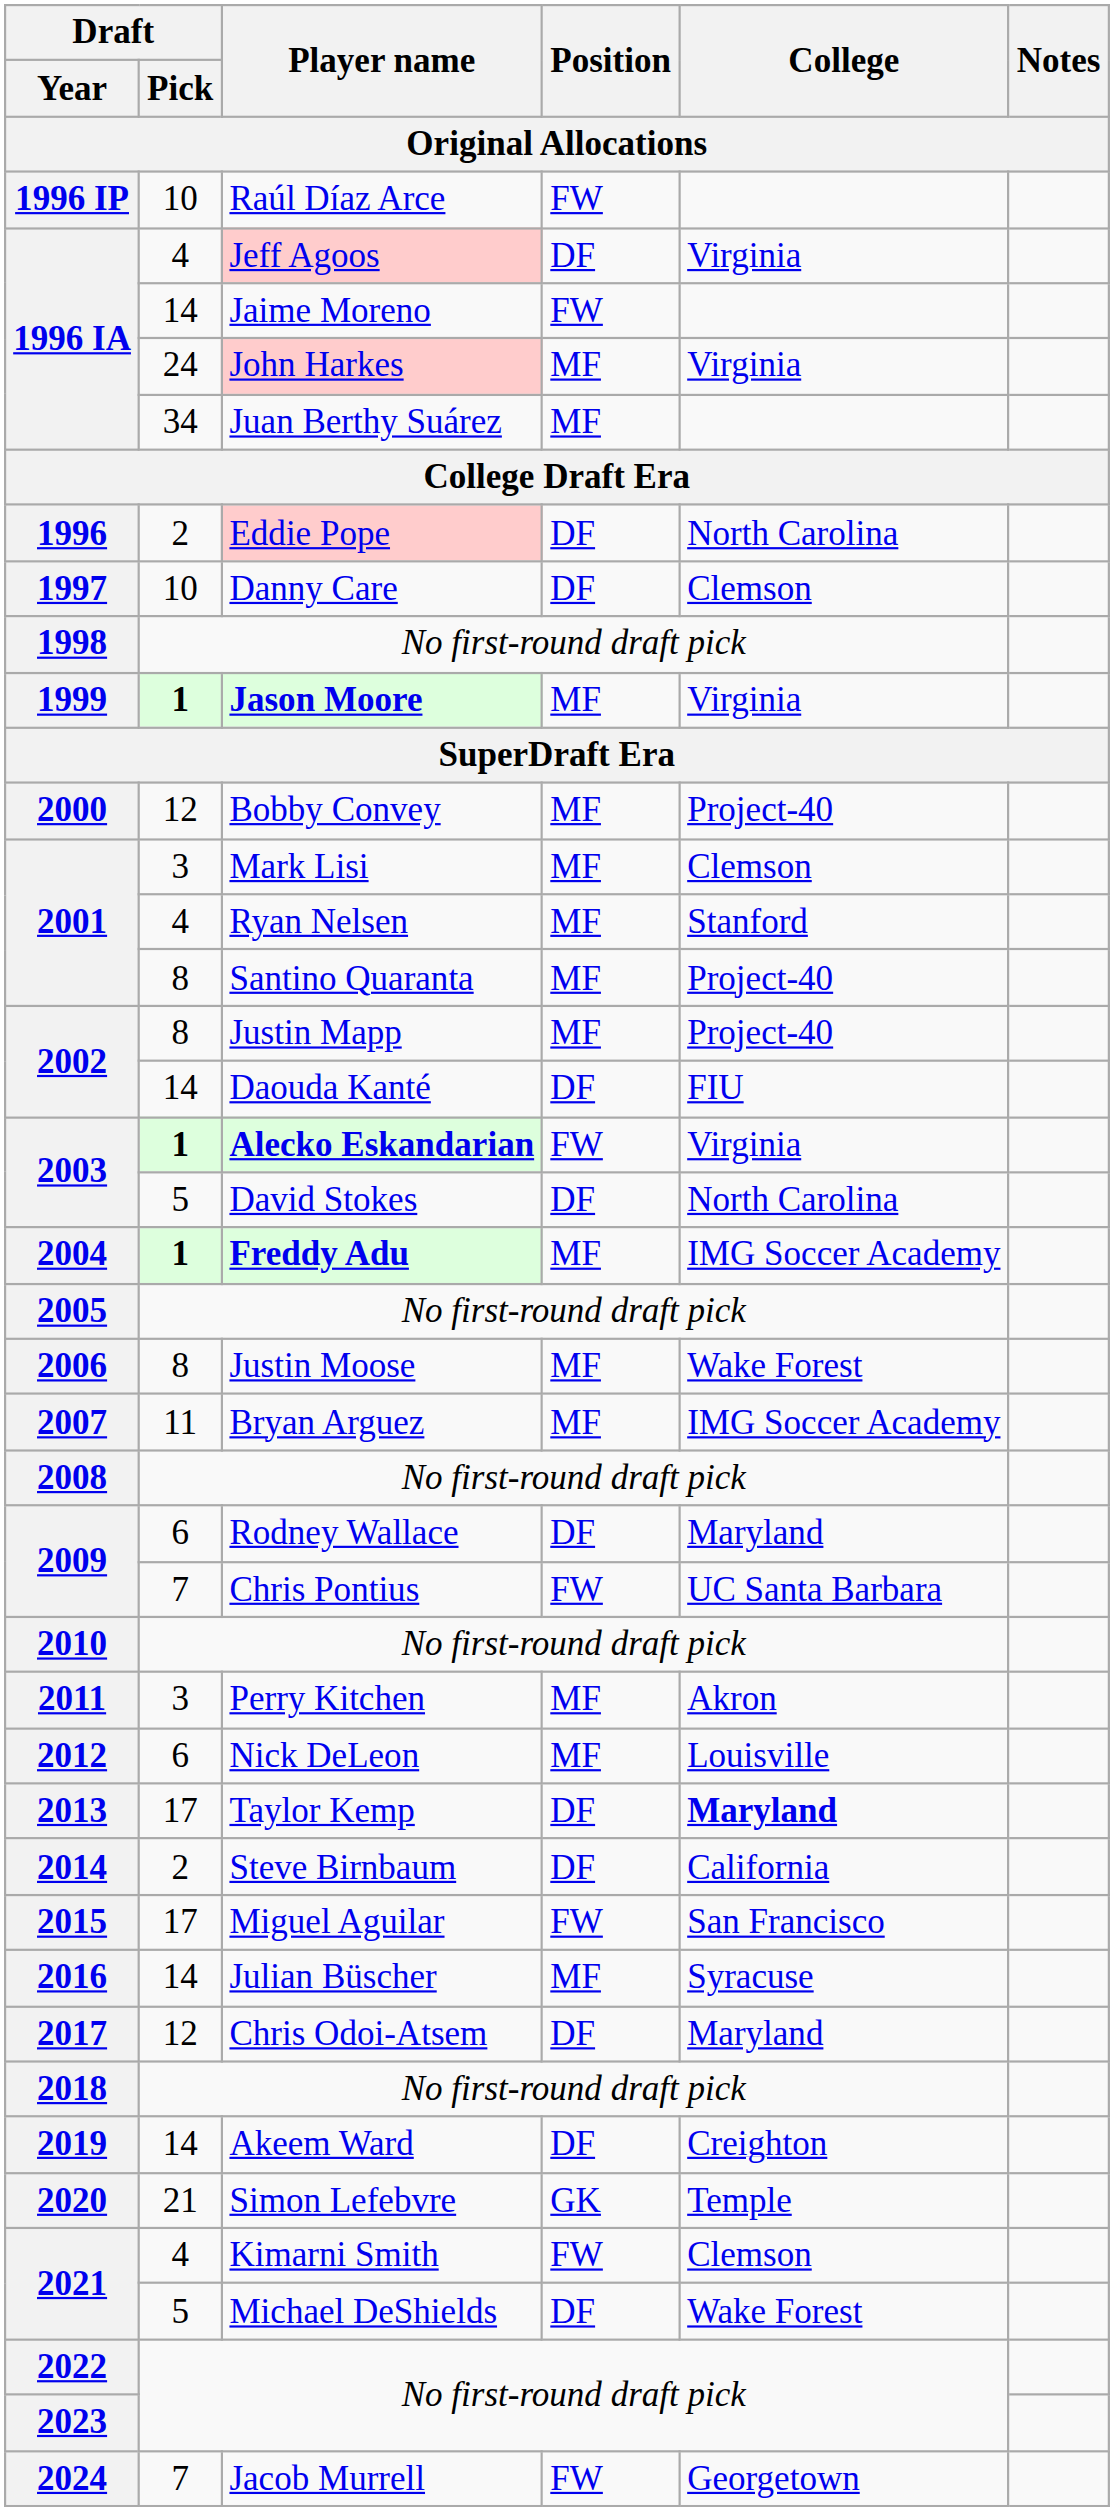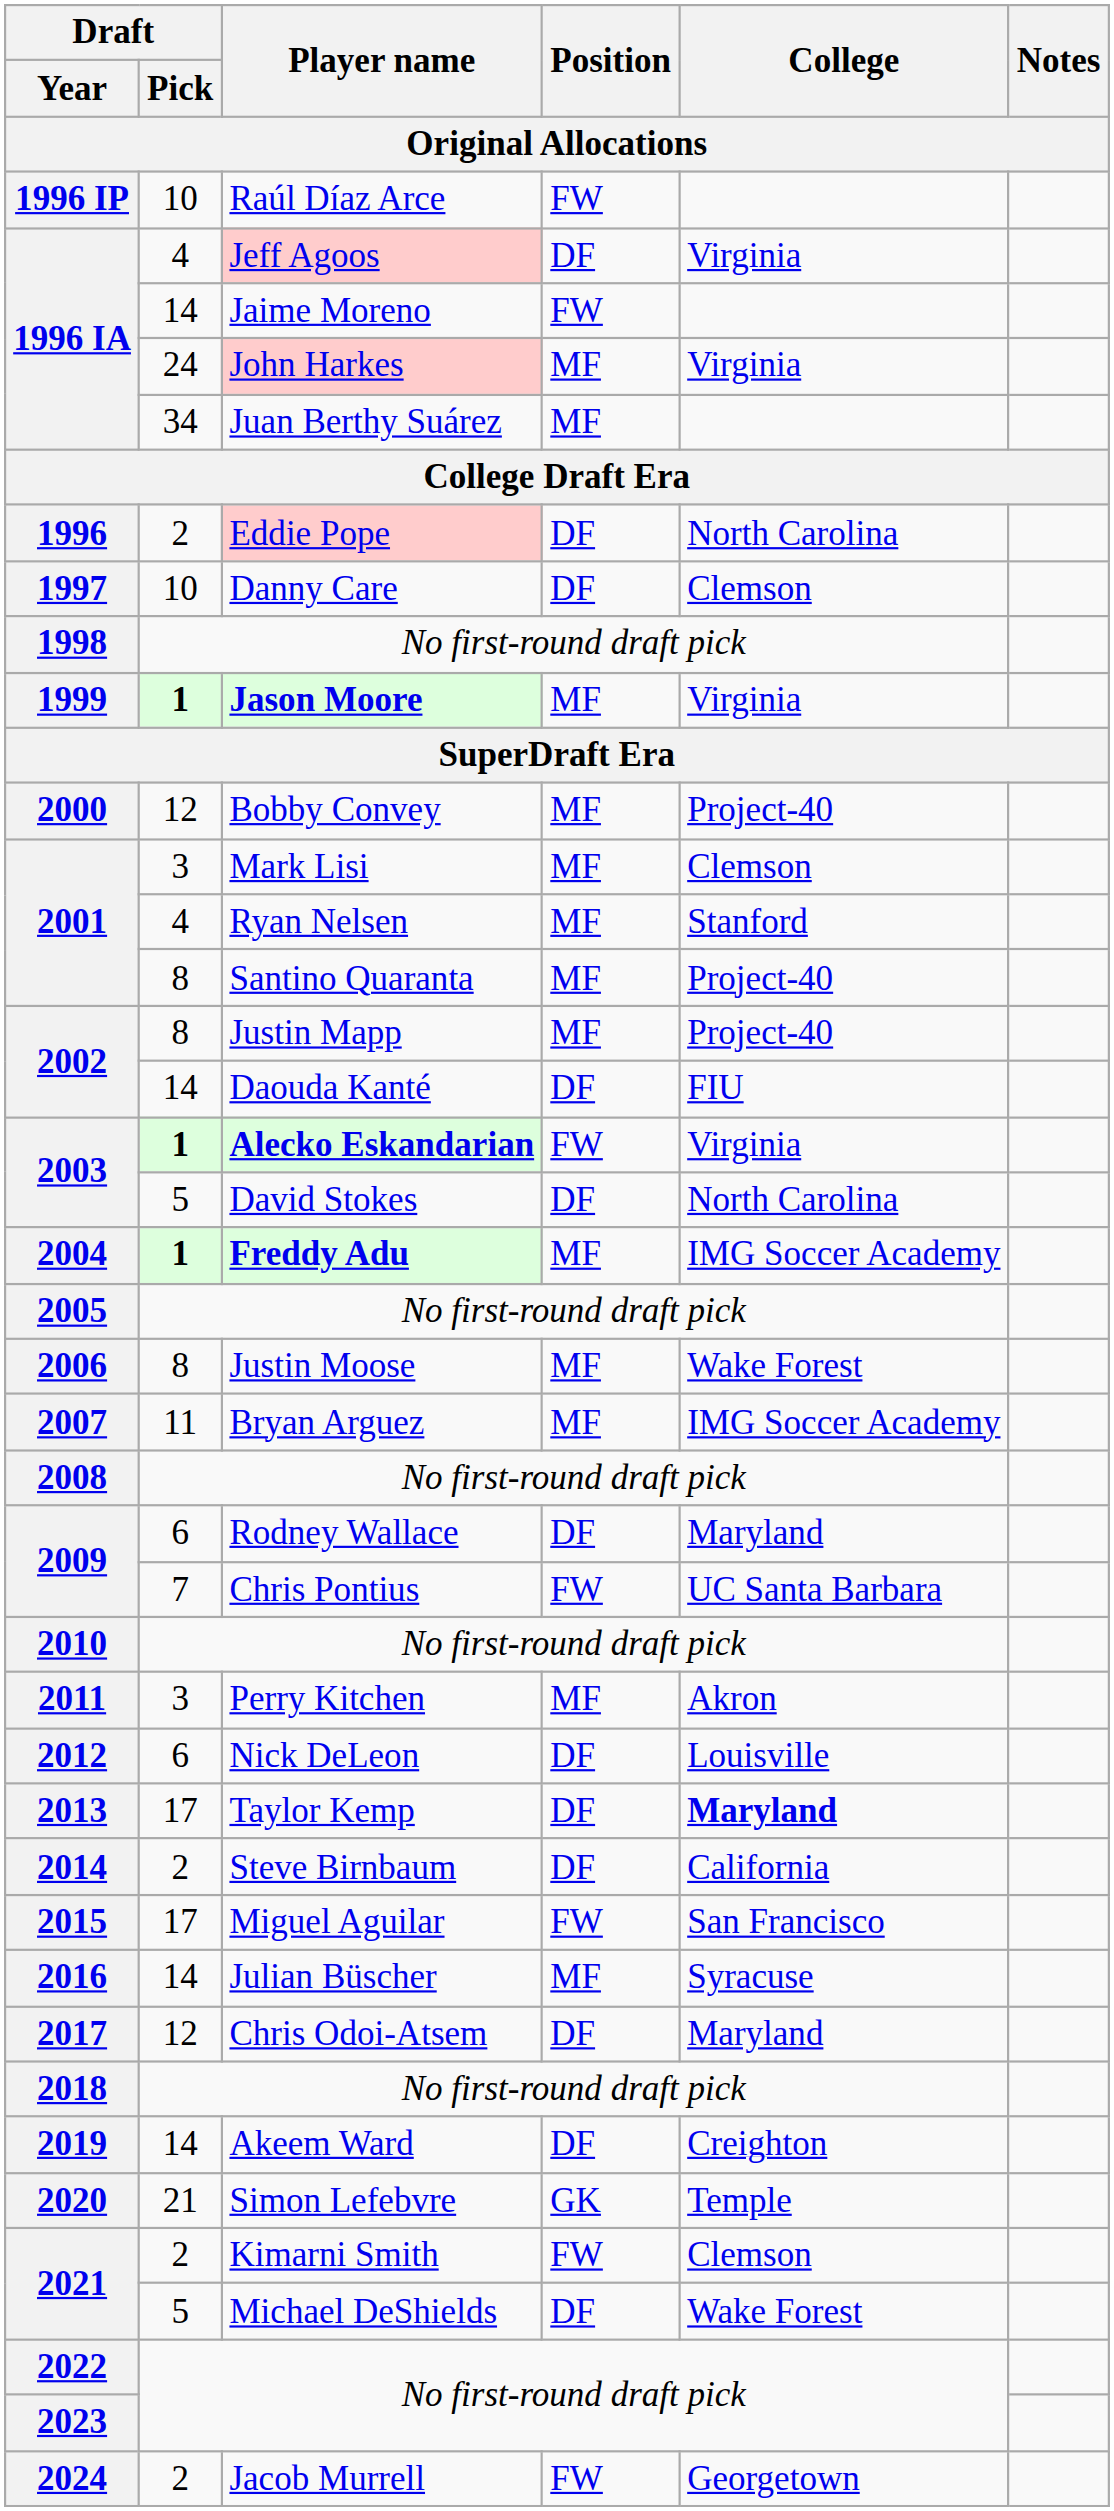(576, 1754) MF -> (573, 1754) DF
(180, 2255) 4 -> (180, 2255) 2
(180, 2477) 7 -> (180, 2477) 2
